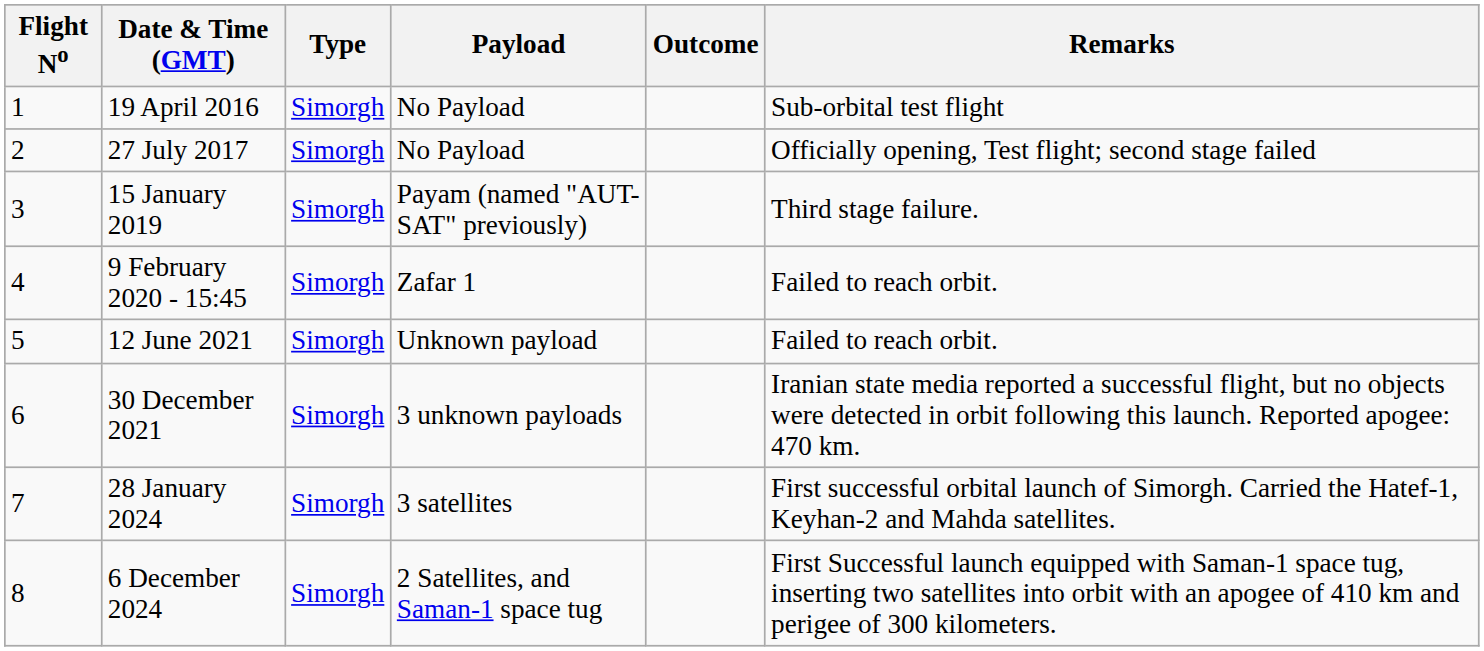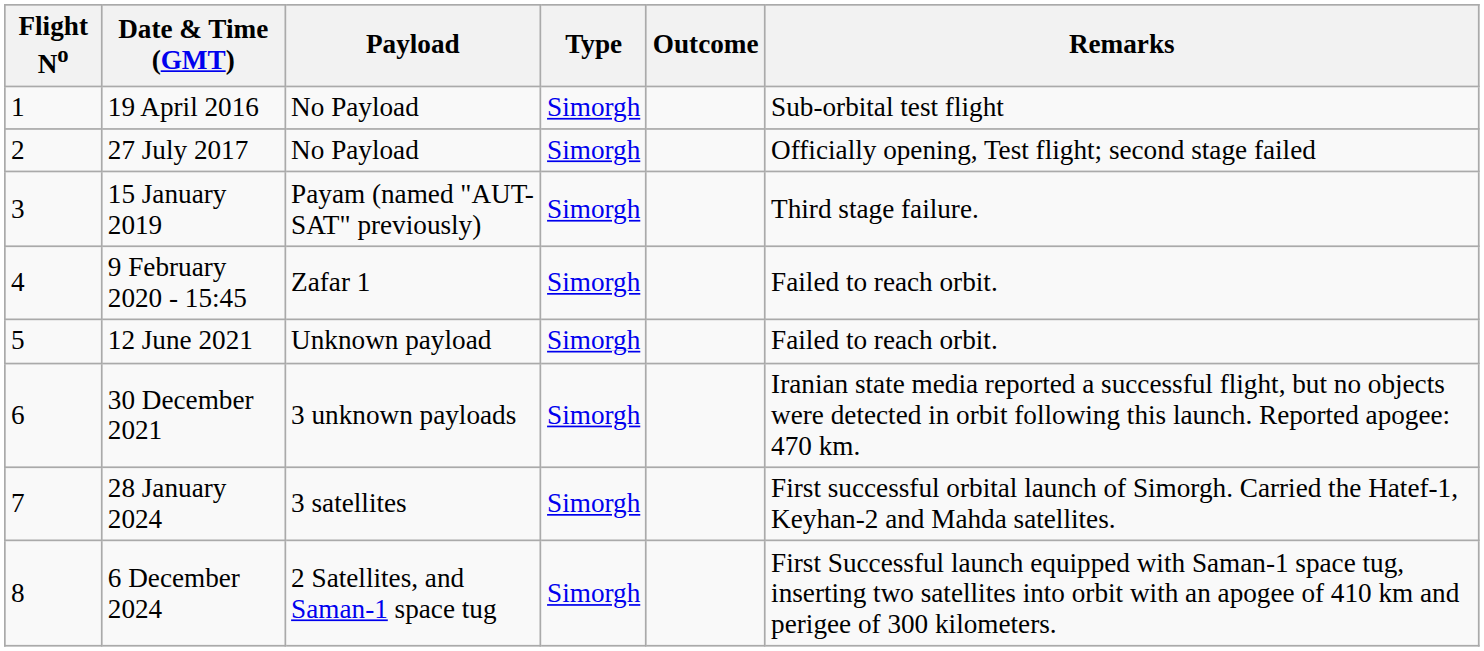columns swapped: (519, 45) <-> (338, 45)
